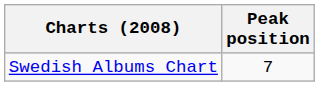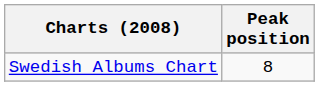(268, 67) 7 -> (268, 67) 8
